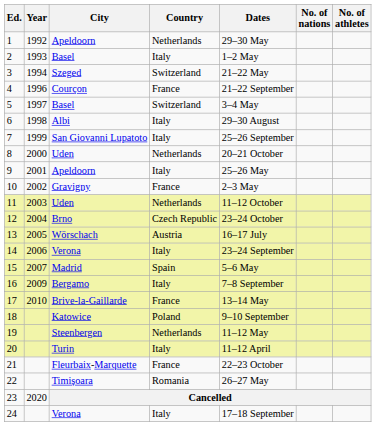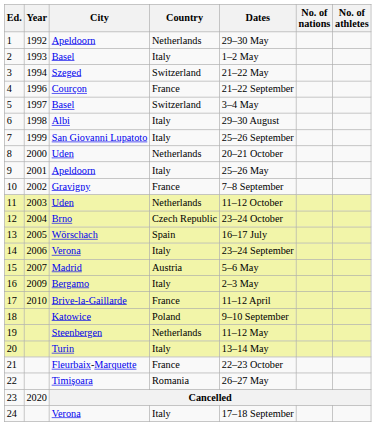(240, 186) 2–3 May -> (253, 186) 7–8 September
(167, 235) Austria -> (164, 235) Spain
(164, 267) Spain -> (167, 267) Austria
(253, 283) 7–8 September -> (240, 283) 2–3 May
(245, 300) 13–14 May -> (246, 300) 11–12 April
(246, 348) 11–12 April -> (245, 348) 13–14 May
